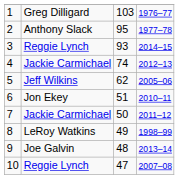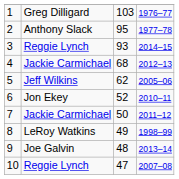(122, 64) 74 -> (122, 64) 68
(122, 98) 51 -> (122, 98) 52
